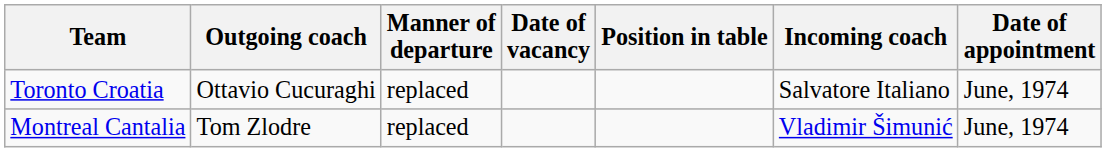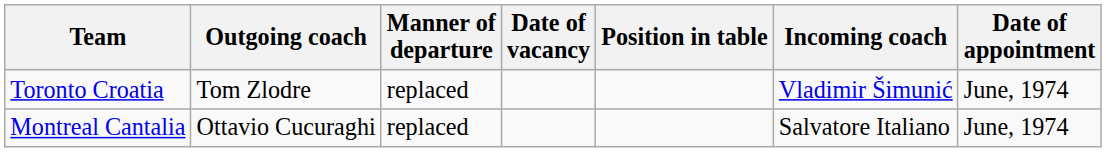(286, 89) Ottavio Cucuraghi -> (254, 89) Tom Zlodre
(864, 89) Salvatore Italiano -> (866, 89) Vladimir Šimunić
(254, 127) Tom Zlodre -> (286, 127) Ottavio Cucuraghi
(866, 127) Vladimir Šimunić -> (864, 127) Salvatore Italiano
